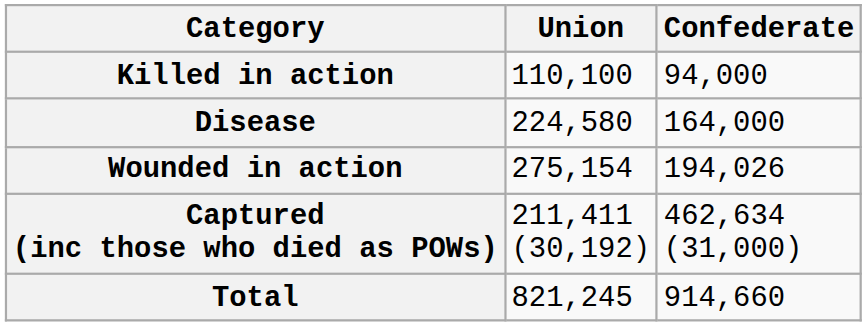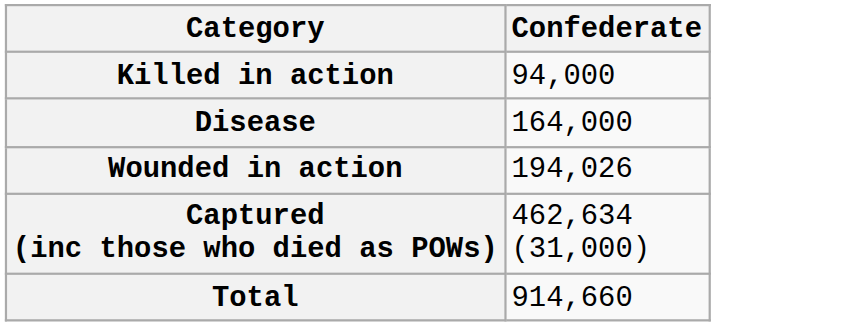- column: (581, 29)
